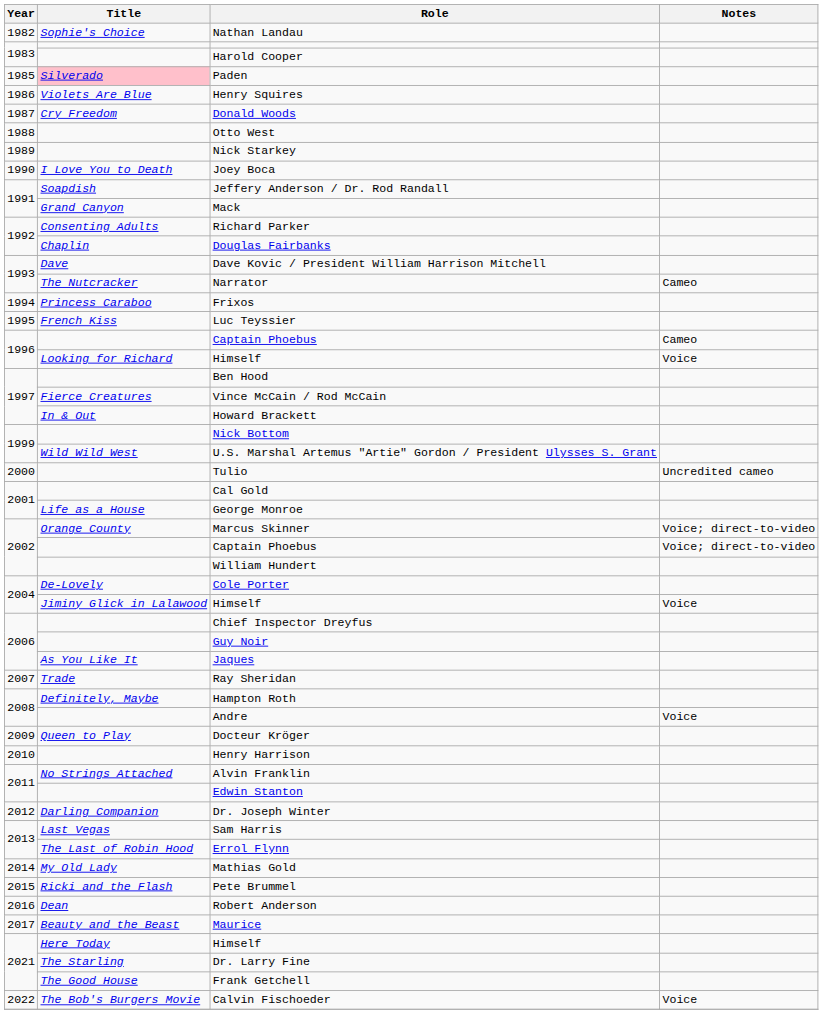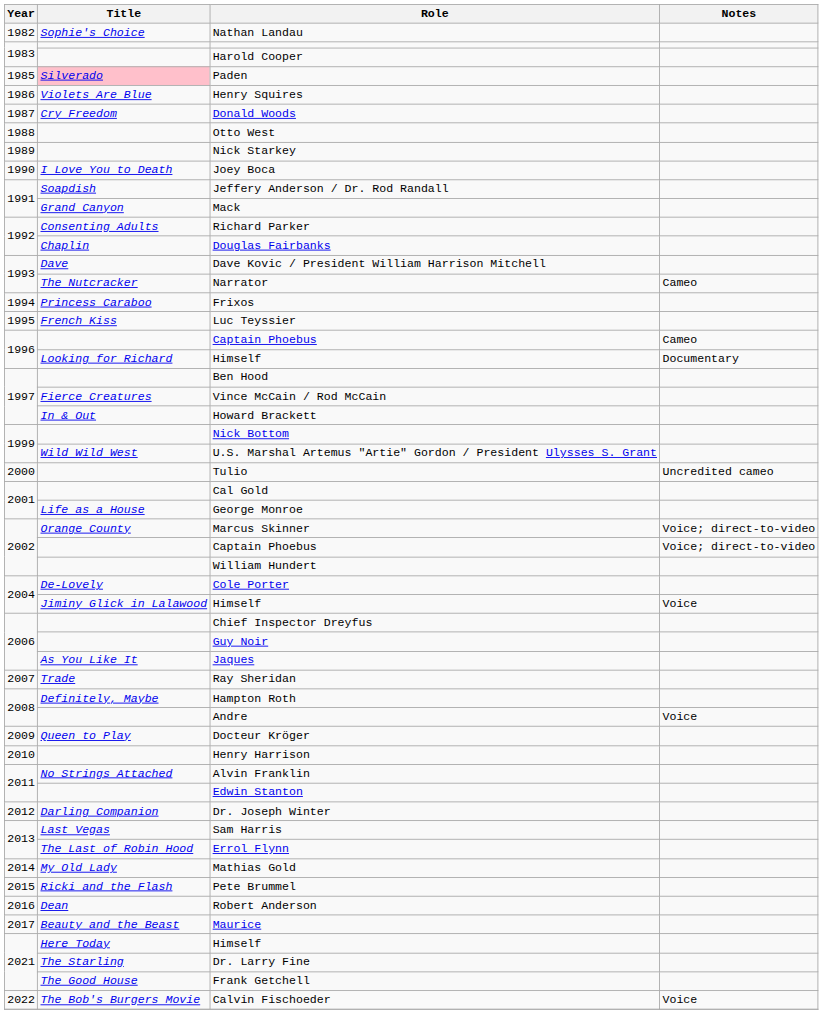(680, 359) Voice -> (701, 359) Documentary
